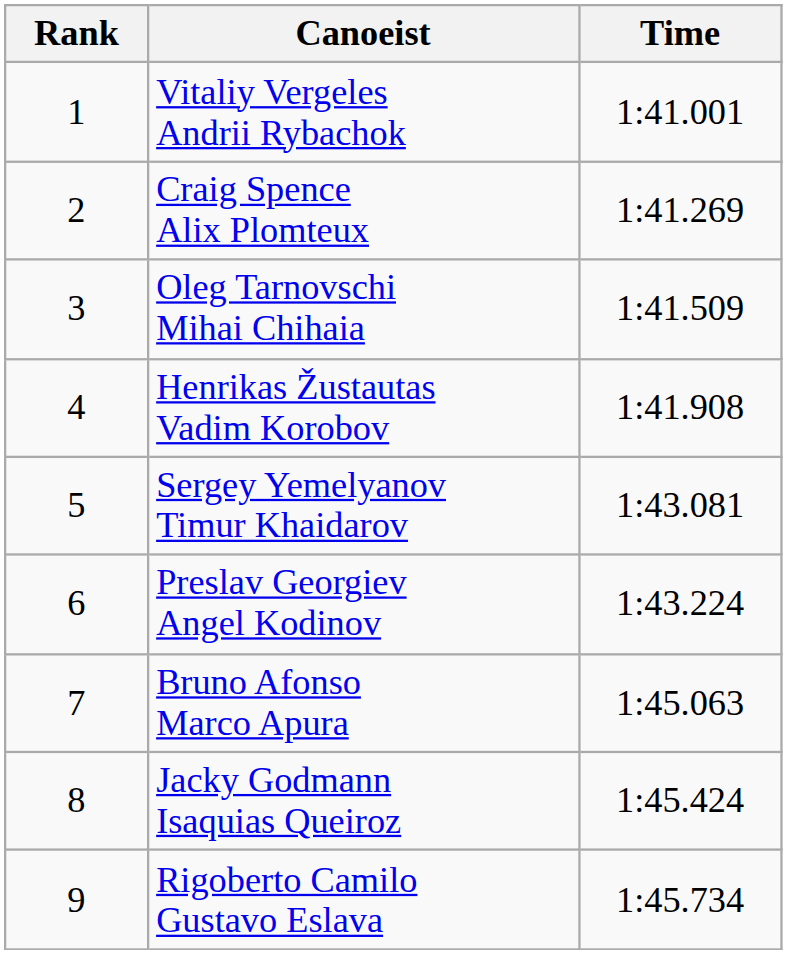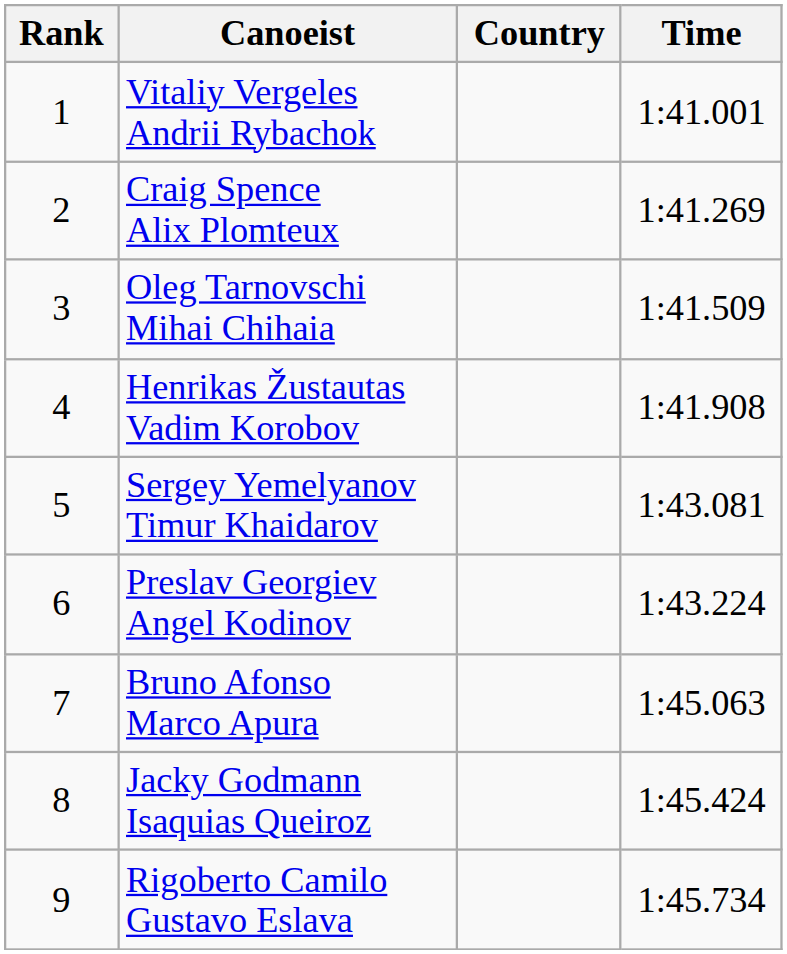+ column: (539, 33)
